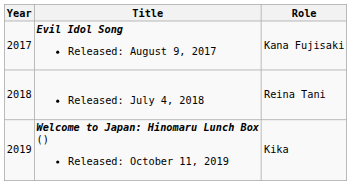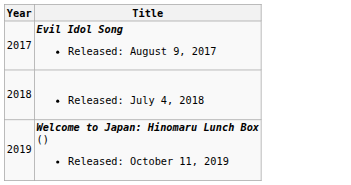- column: (304, 13)
